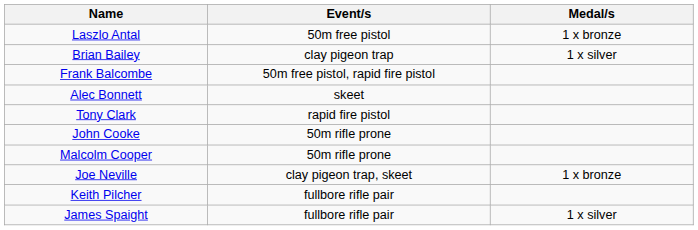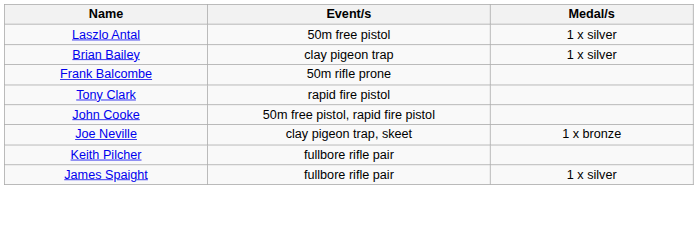(592, 34) 1 x bronze -> (592, 34) 1 x silver
(349, 74) 50m free pistol, rapid fire pistol -> (349, 74) 50m rifle prone
- row: (106, 94)
(349, 134) 50m rifle prone -> (349, 114) 50m free pistol, rapid fire pistol
- row: (106, 154)
